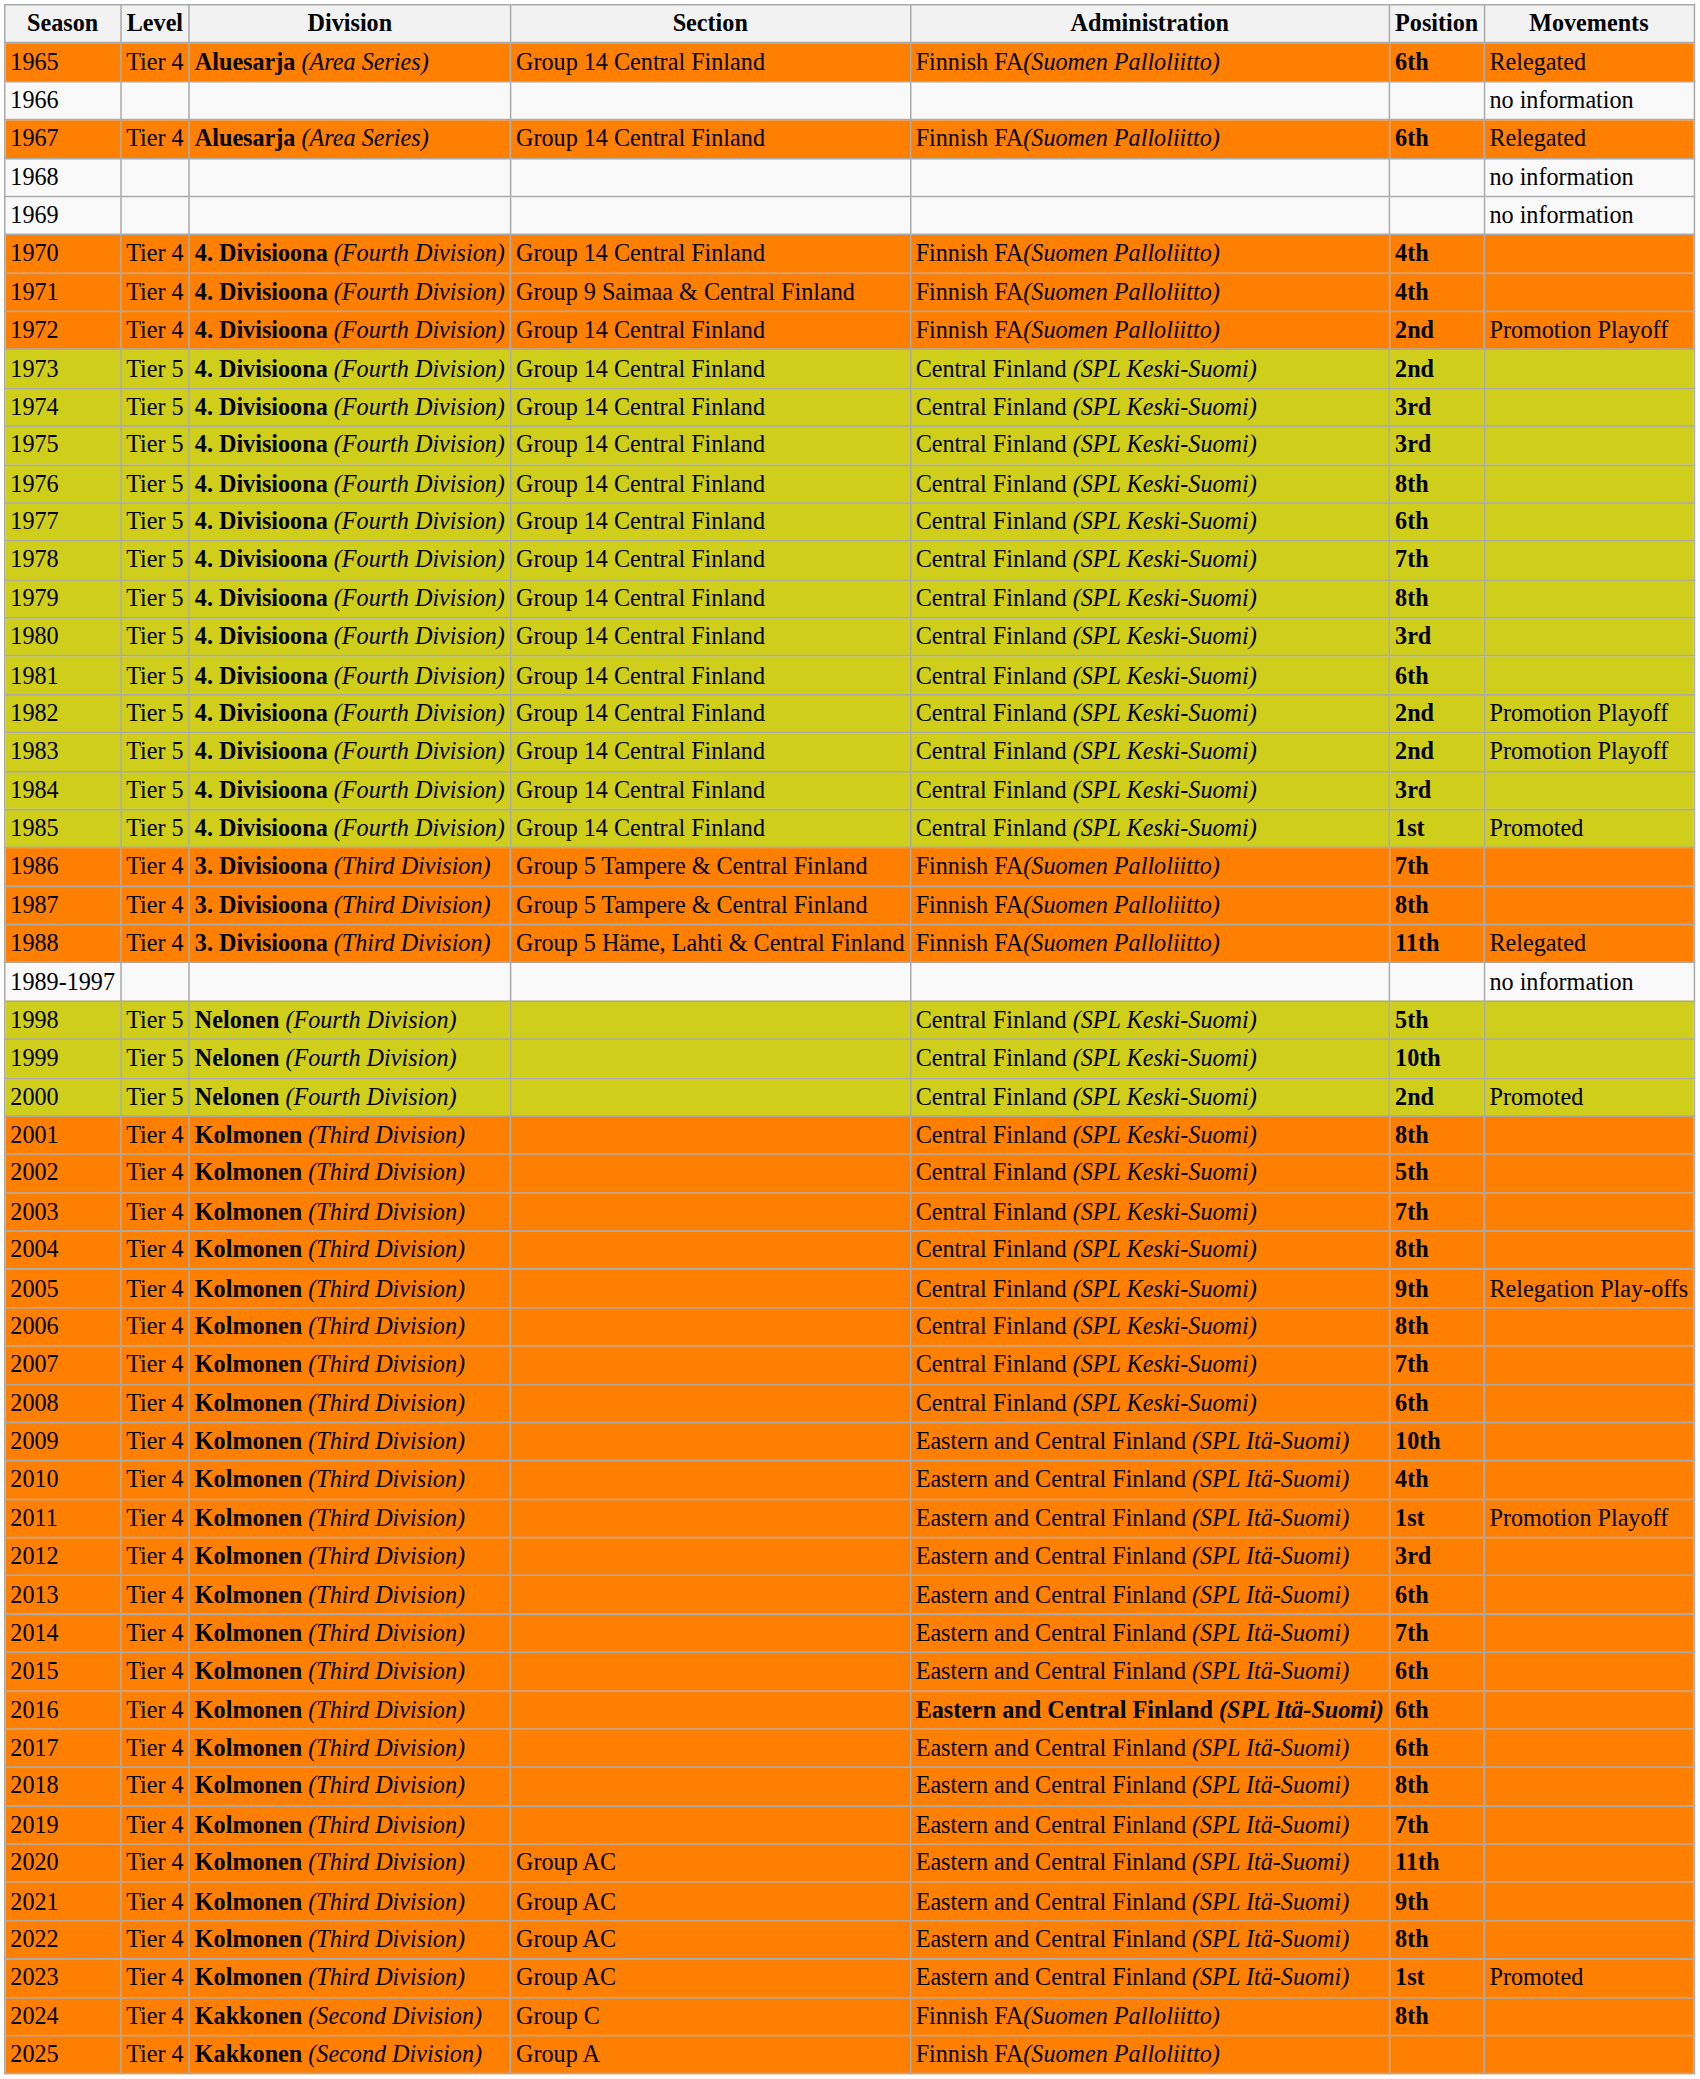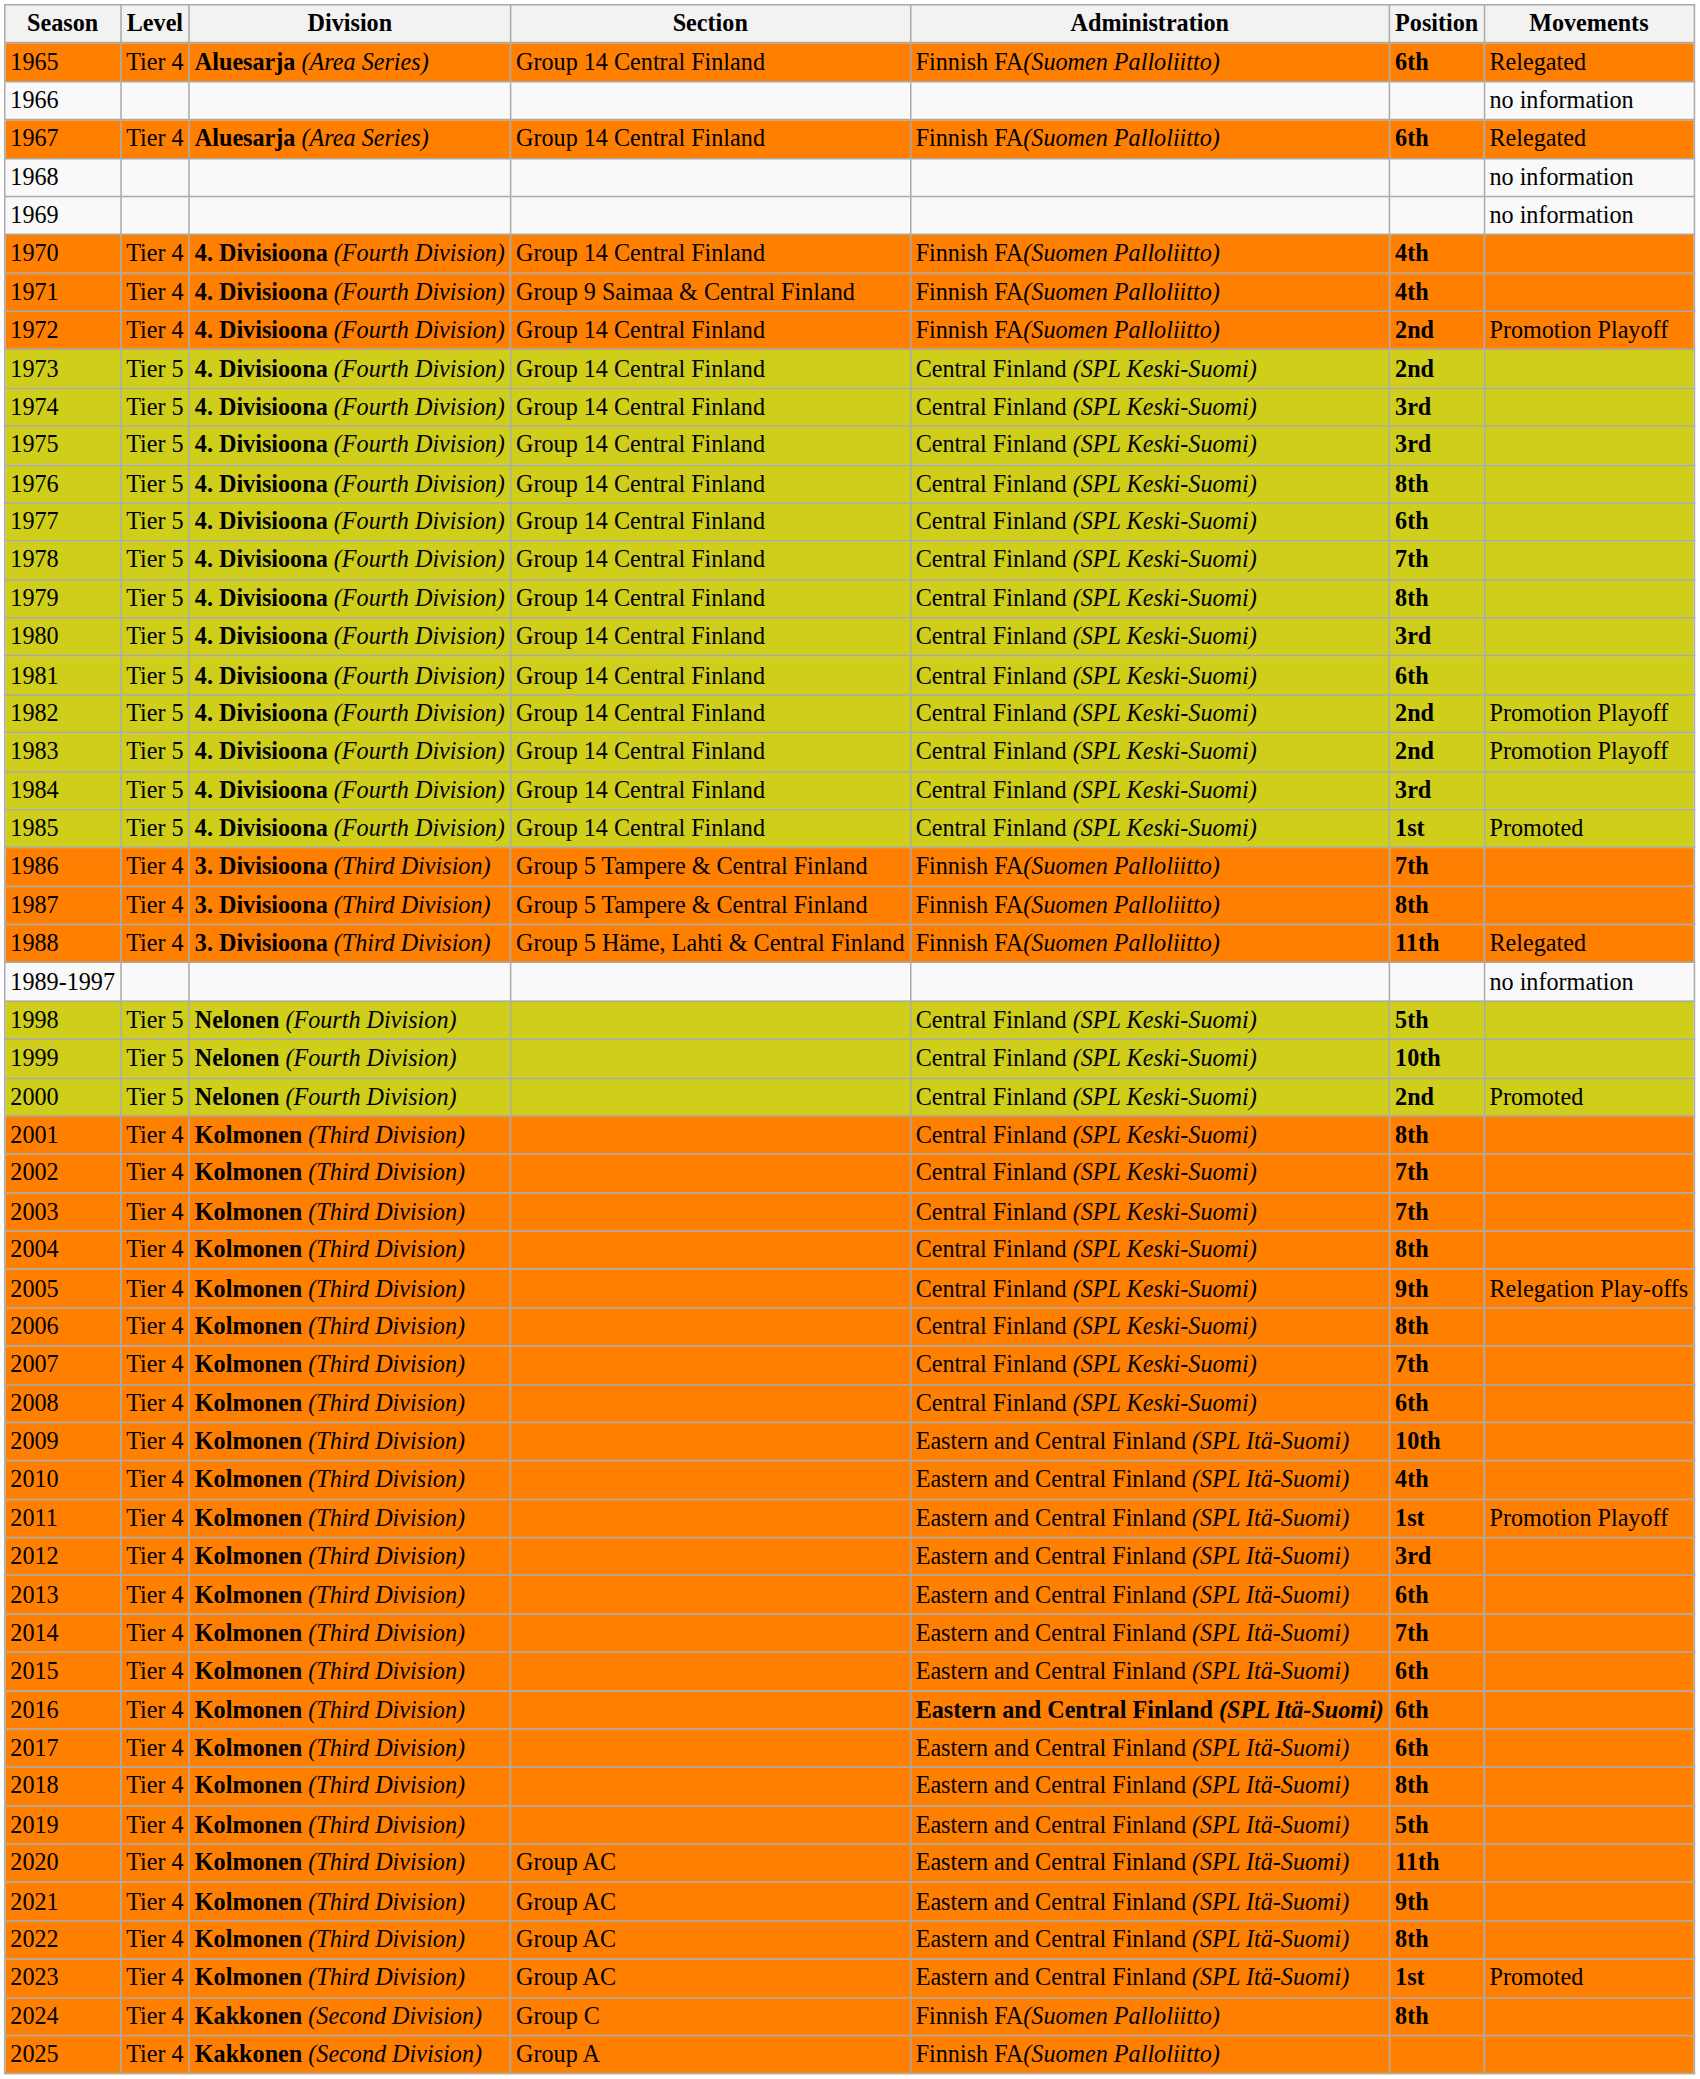(1412, 1173) 5th -> (1412, 1173) 7th
(1412, 1824) 7th -> (1412, 1824) 5th
